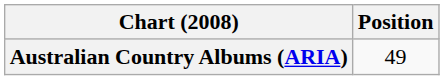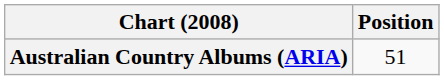(396, 56) 49 -> (396, 56) 51
